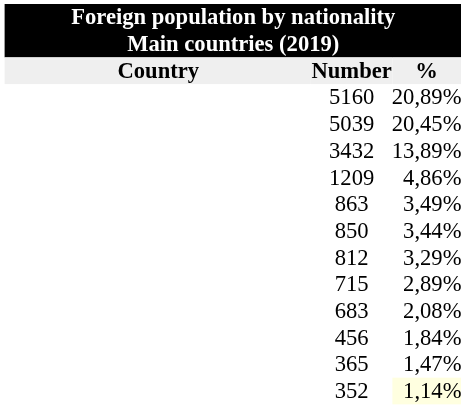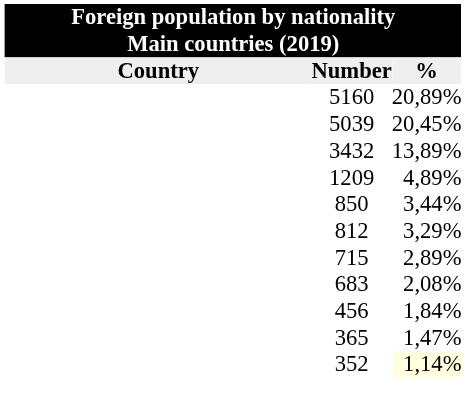(432, 177) 4,86% -> (432, 177) 4,89%
- row: (352, 203)
